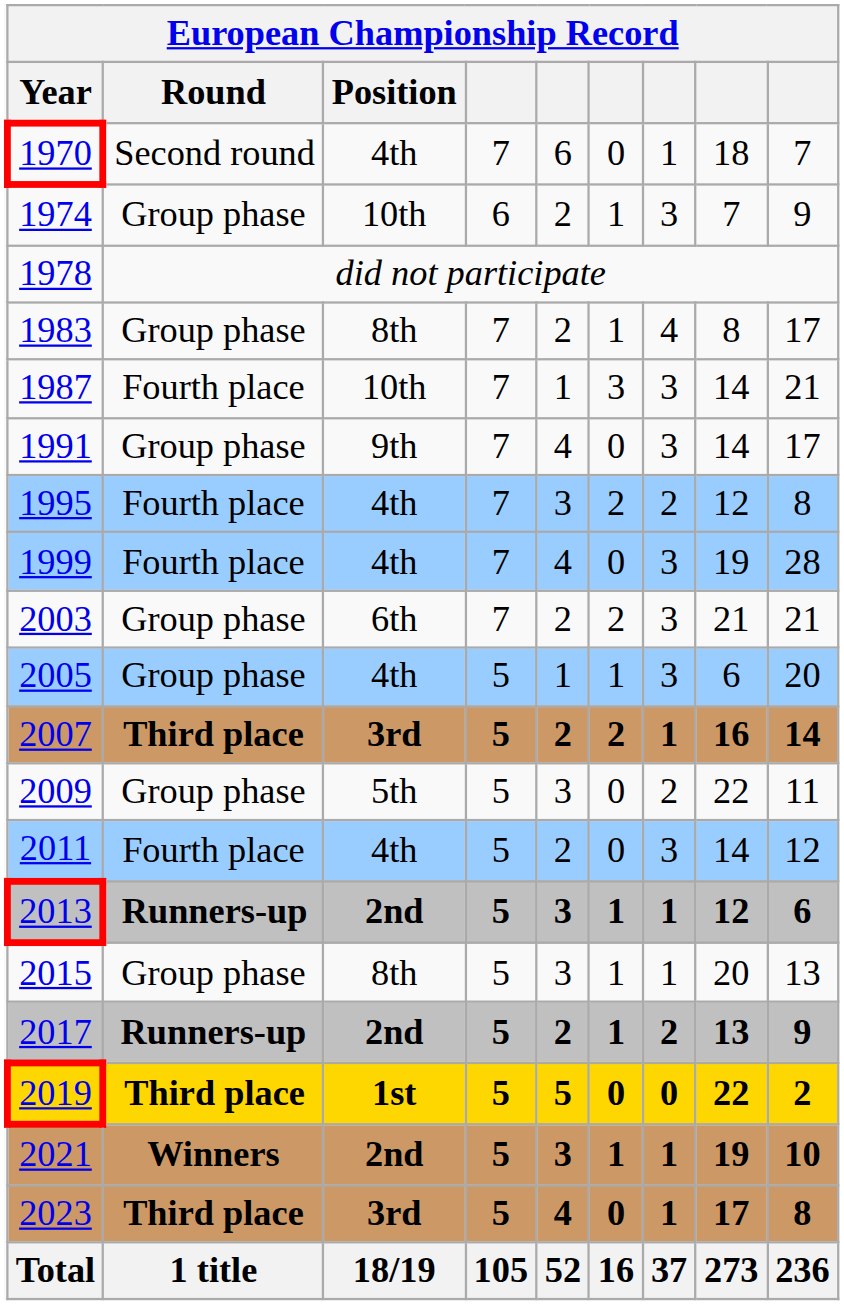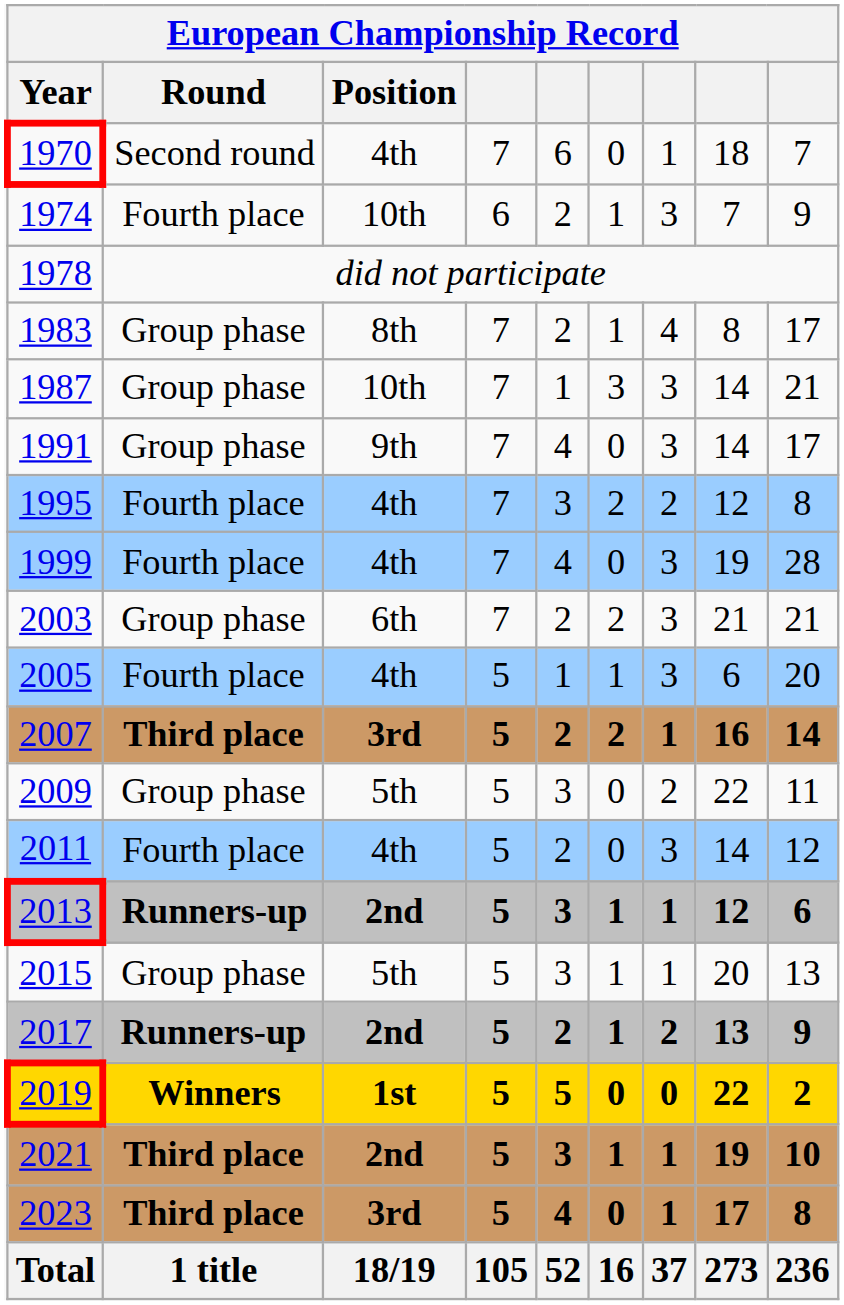(213, 214) Group phase -> (213, 214) Fourth place
(213, 387) Fourth place -> (213, 387) Group phase
(213, 675) Group phase -> (213, 675) Fourth place
(394, 971) 8th -> (394, 971) 5th
(215, 1092) Third place -> (215, 1092) Winners
(213, 1153) Winners -> (213, 1153) Third place
